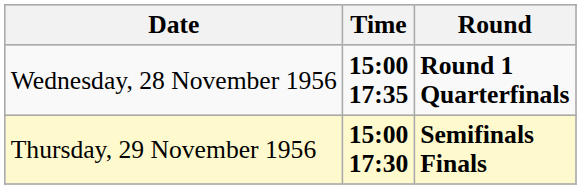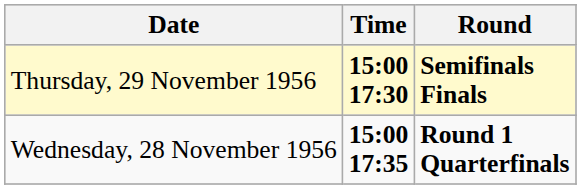rows swapped: (174, 79) <-> (163, 149)
